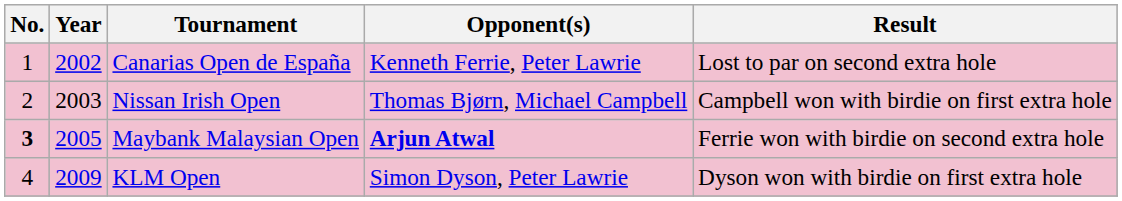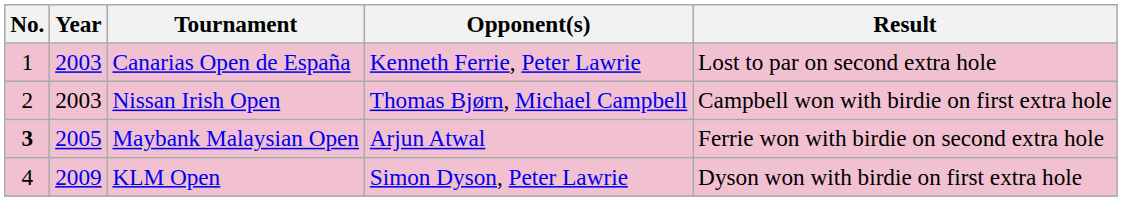(78, 62) 2002 -> (78, 62) 2003
(432, 138) bold -> (428, 138) normal
